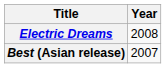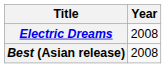(144, 53) 2007 -> (144, 53) 2008
